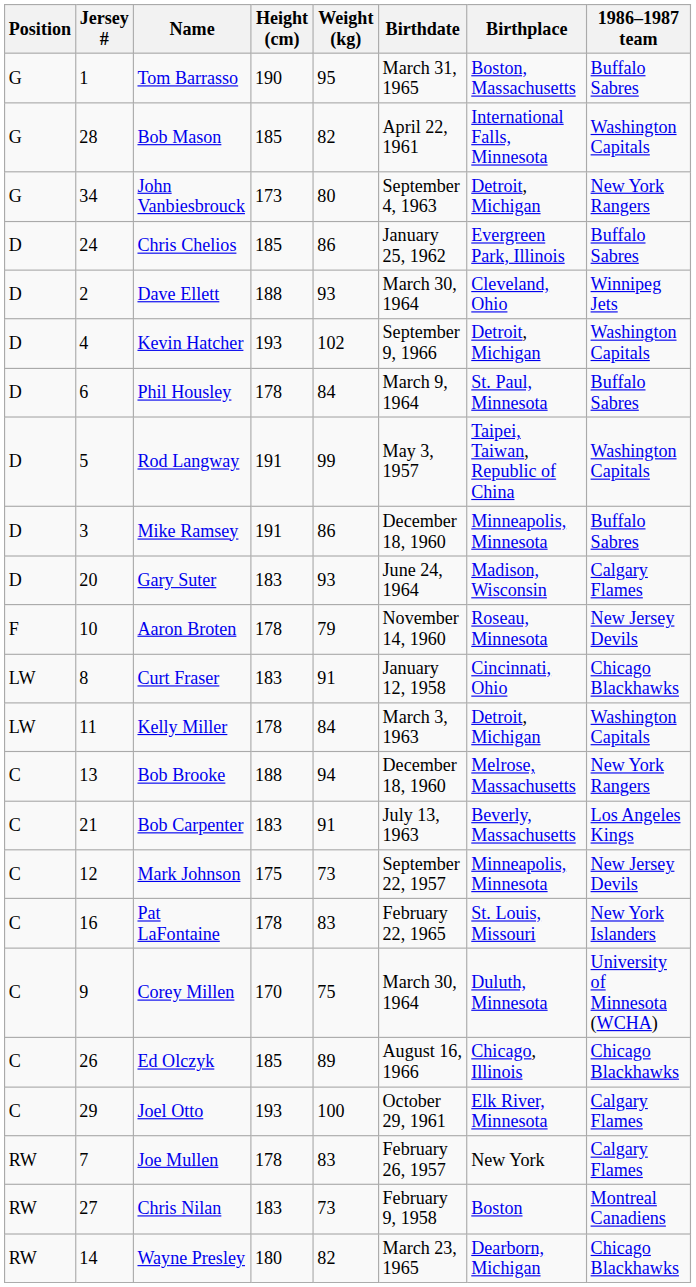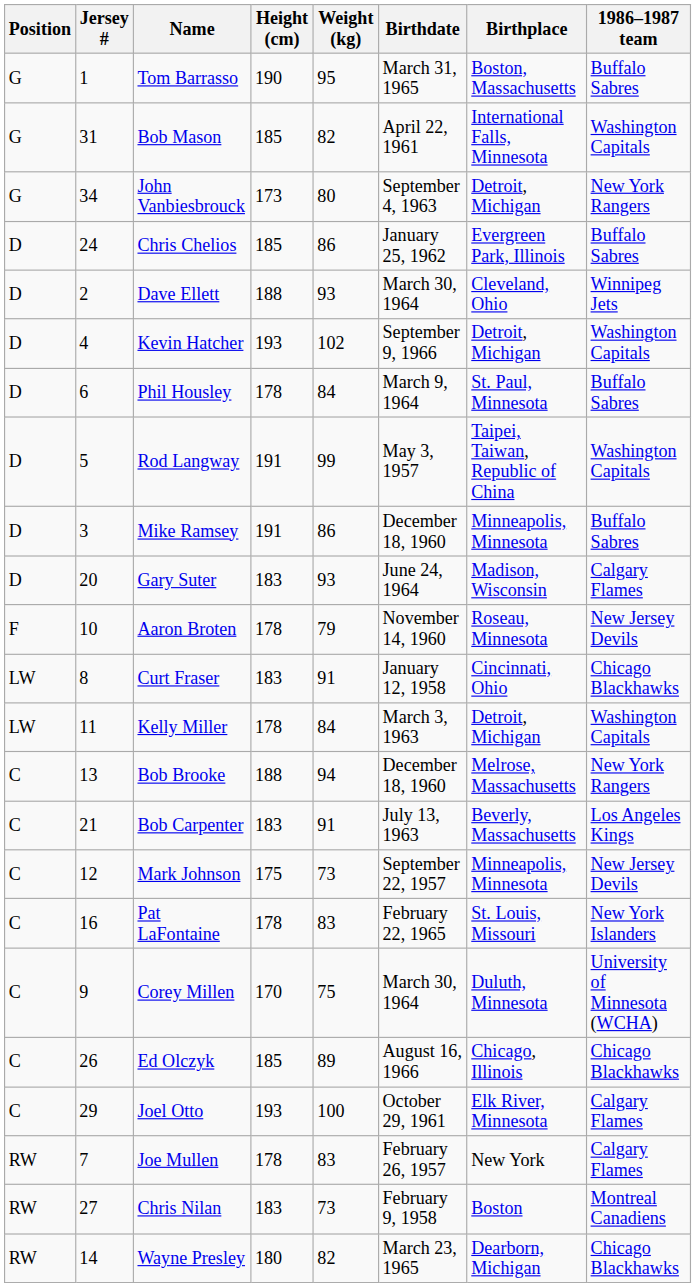(88, 137) 28 -> (88, 137) 31
